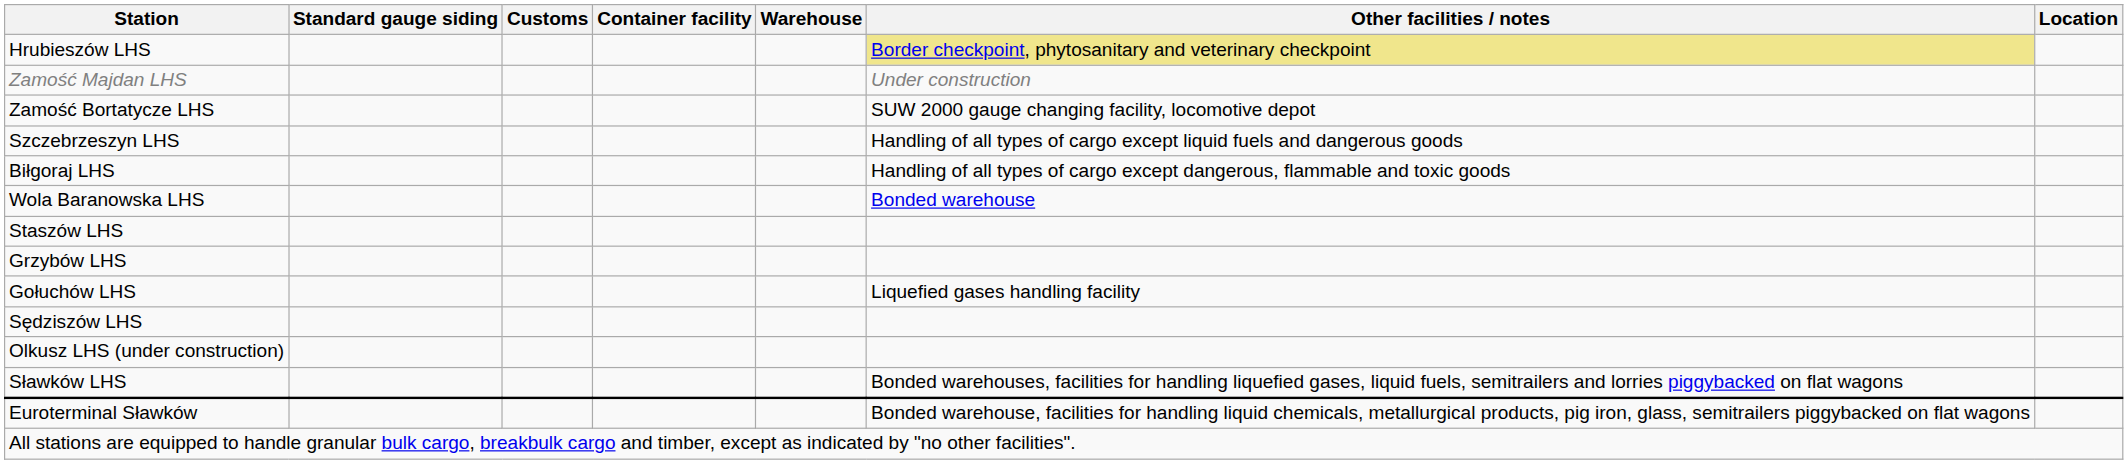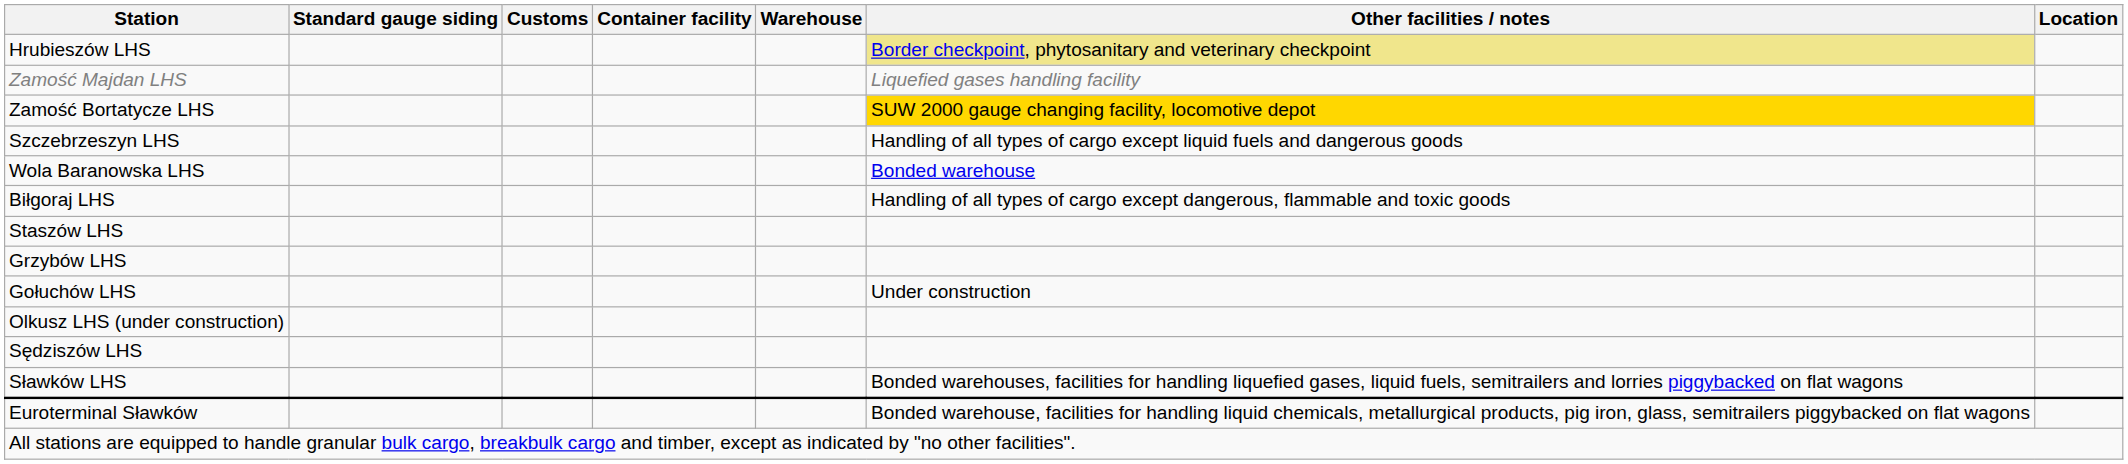(951, 79) Under construction -> (1006, 79) Liquefied gases handling facility
(1093, 110) no background -> (1093, 110) gold background
rows swapped: (62, 170) <-> (107, 200)
(1006, 291) Liquefied gases handling facility -> (951, 291) Under construction
rows swapped: (76, 321) <-> (147, 351)
